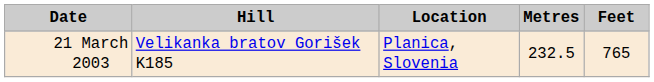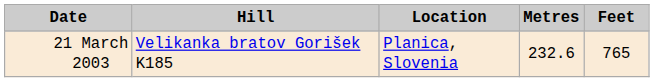(551, 54) 232.5 -> (551, 54) 232.6
